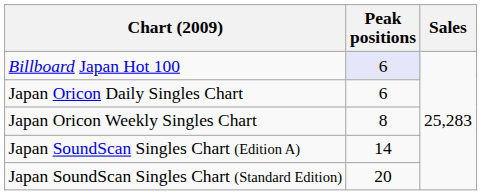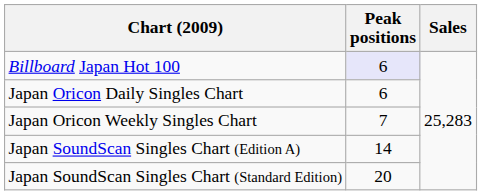(383, 120) 8 -> (383, 120) 7
